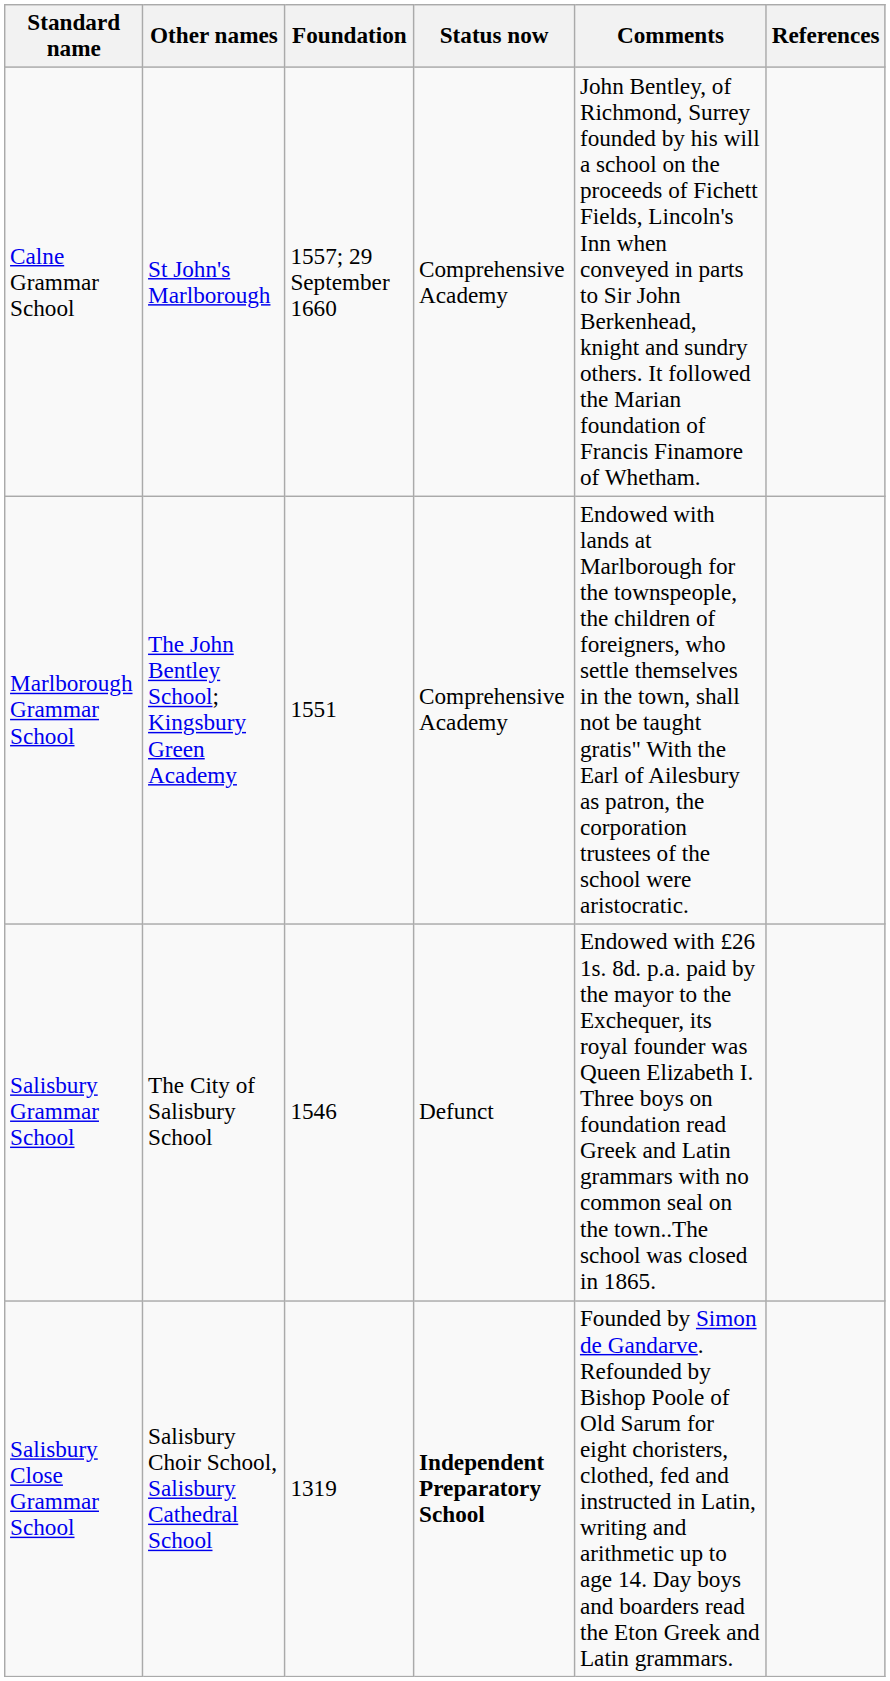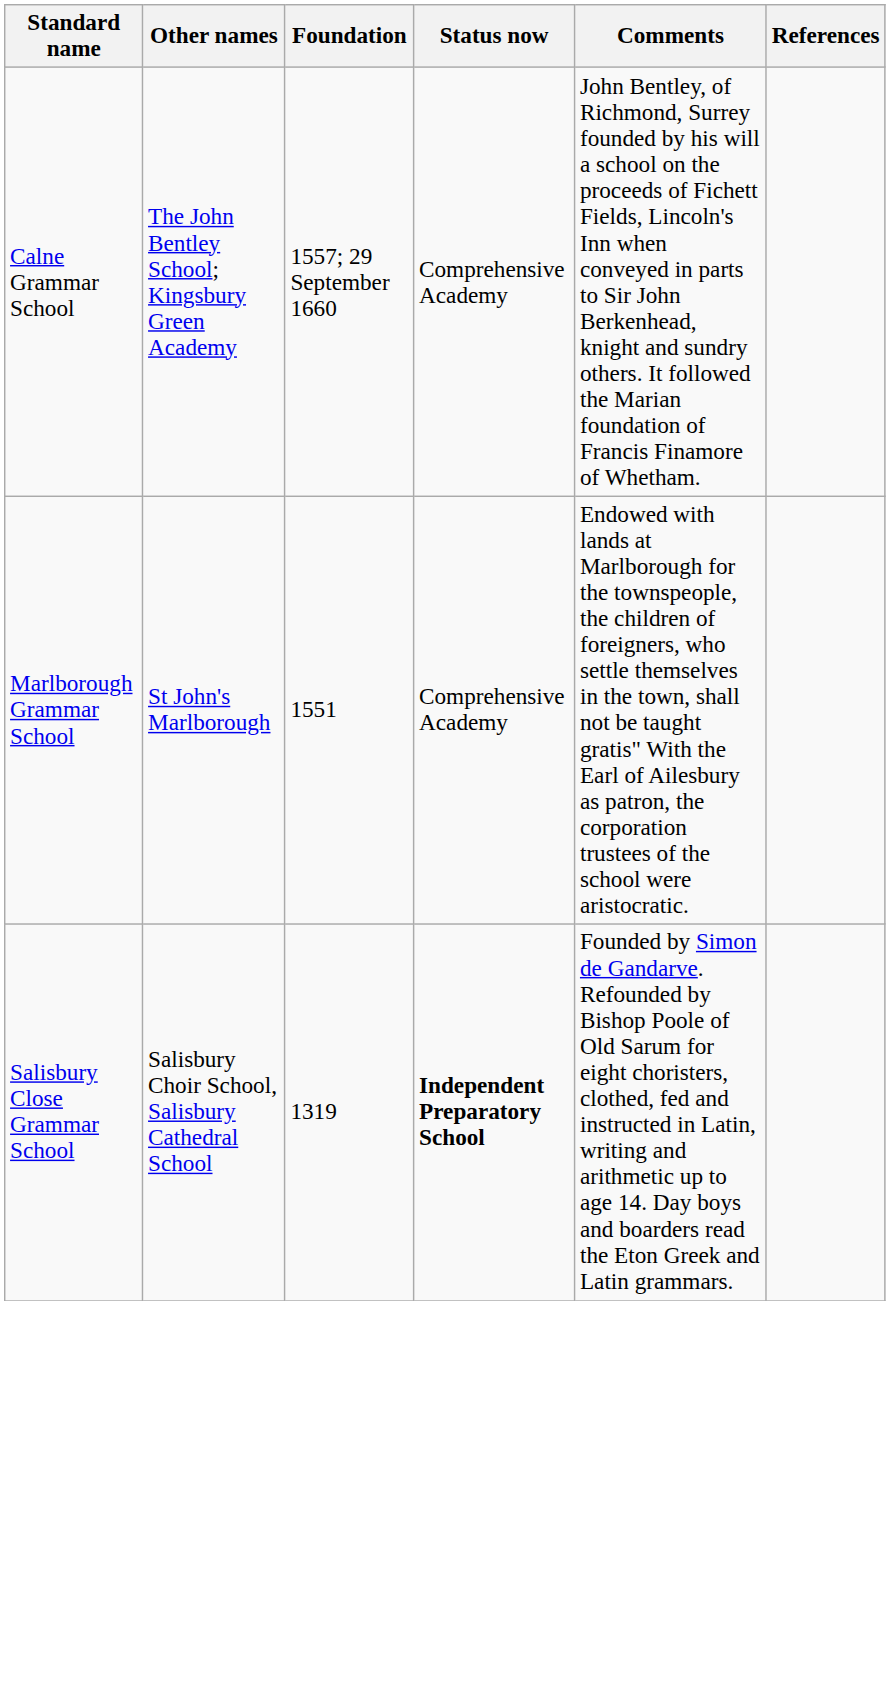(209, 281) St John's Marlborough -> (197, 281) The John Bentley School; Kingsbury Green Academy
(197, 709) The John Bentley School; Kingsbury Green Academy -> (209, 709) St John's Marlborough
- row: (55, 1112)
